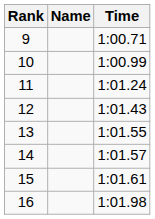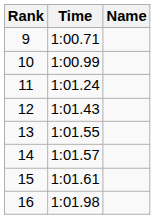columns swapped: (71, 16) <-> (122, 16)
